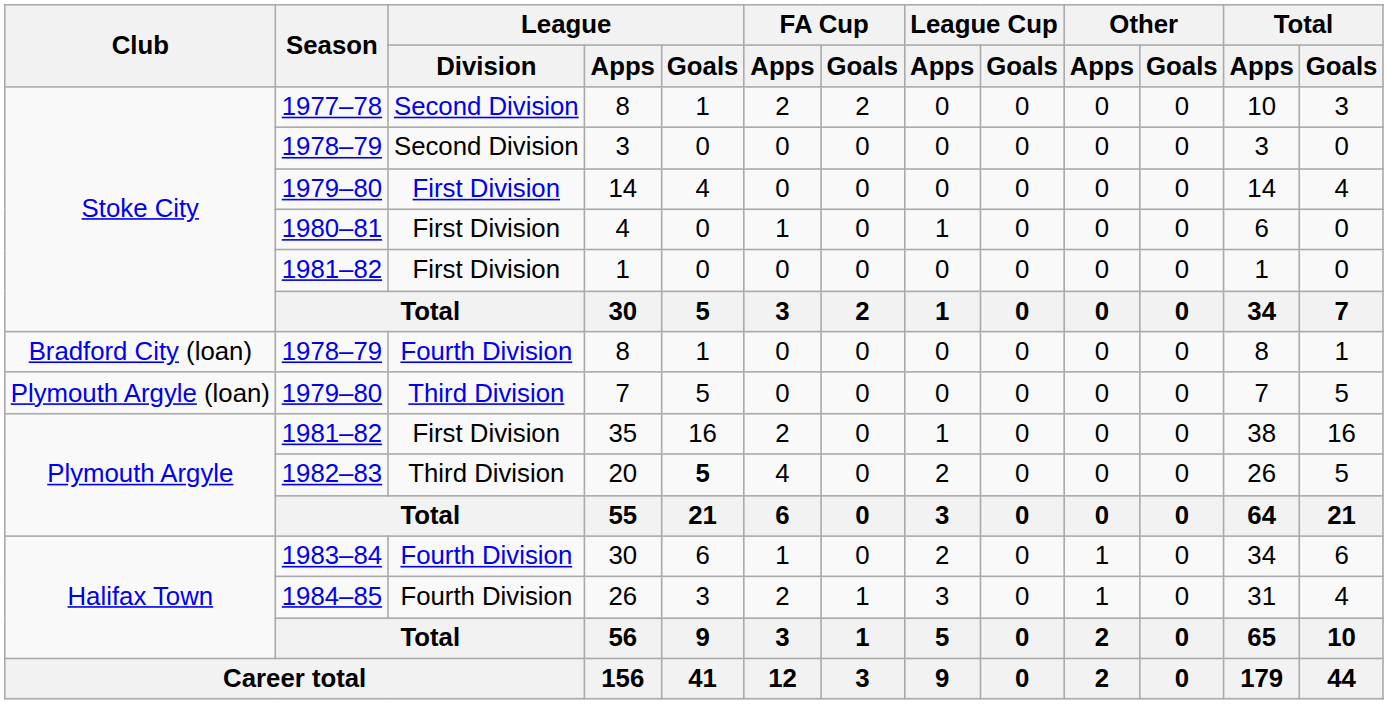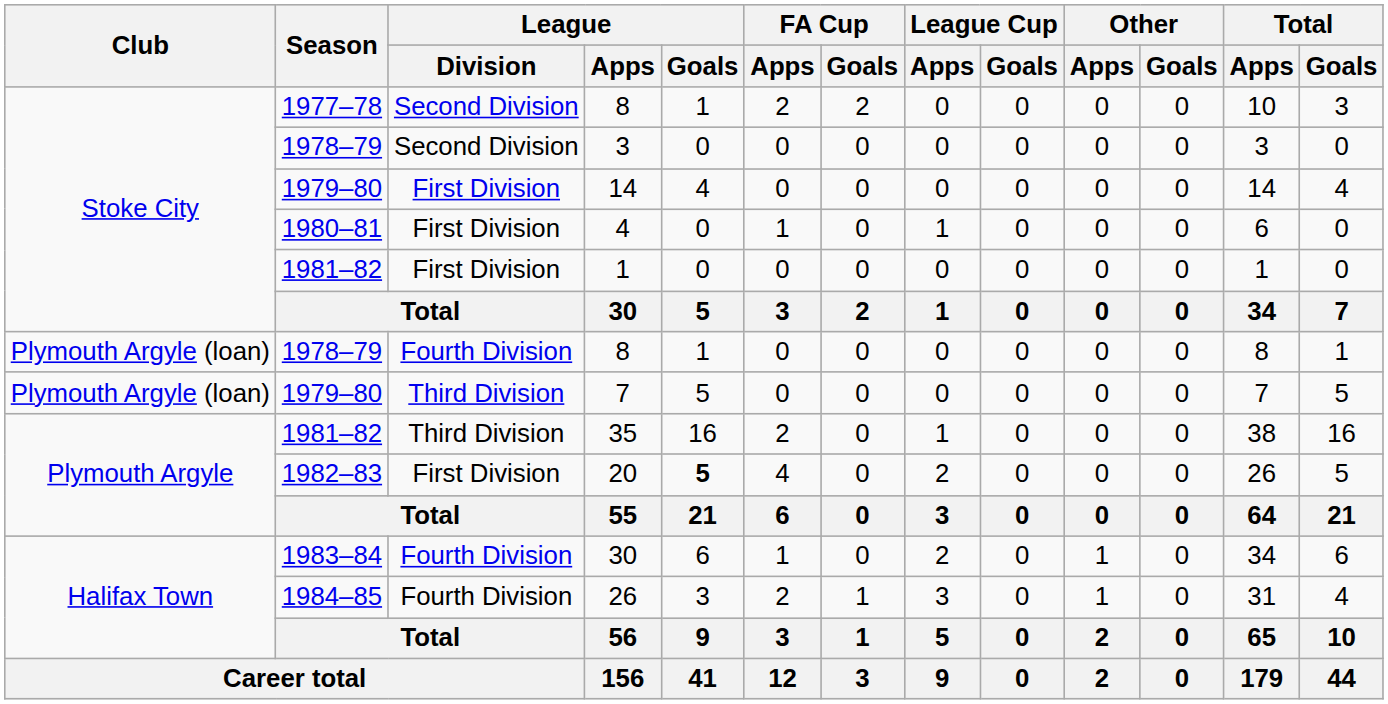(140, 351) Bradford City (loan) -> (140, 351) Plymouth Argyle (loan)
(486, 433) First Division -> (486, 433) Third Division
(486, 474) Third Division -> (486, 474) First Division
